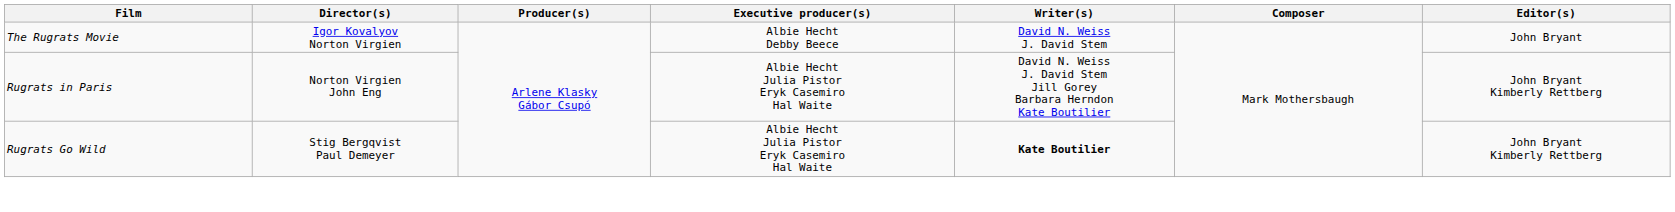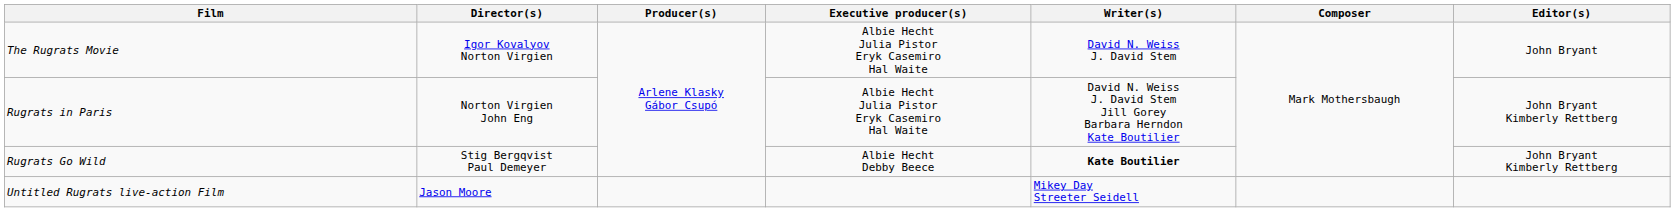(802, 37) Albie Hecht Debby Beece -> (898, 50) Albie Hecht Julia Pistor Eryk Casemiro Hal Waite
(802, 149) Albie Hecht Julia Pistor Eryk Casemiro Hal Waite -> (898, 161) Albie Hecht Debby Beece
+ row: (115, 192)
